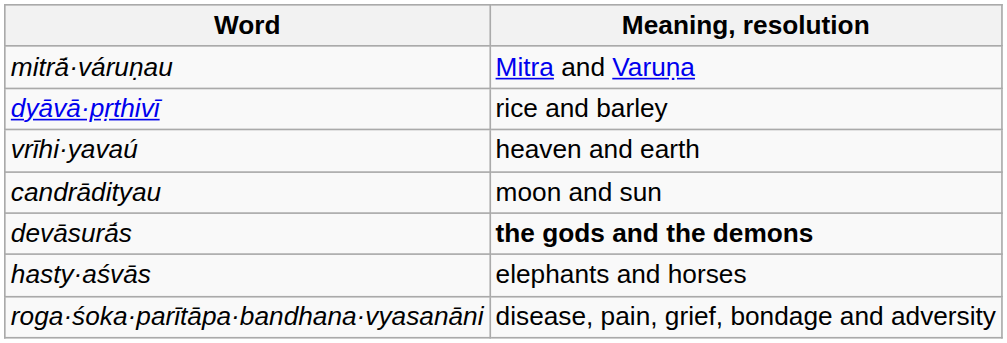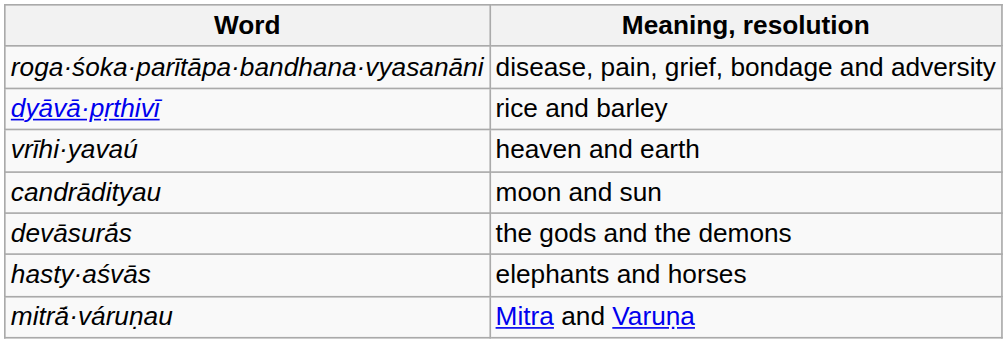rows swapped: (92, 66) <-> (247, 316)
(655, 233) bold -> (644, 233) normal
